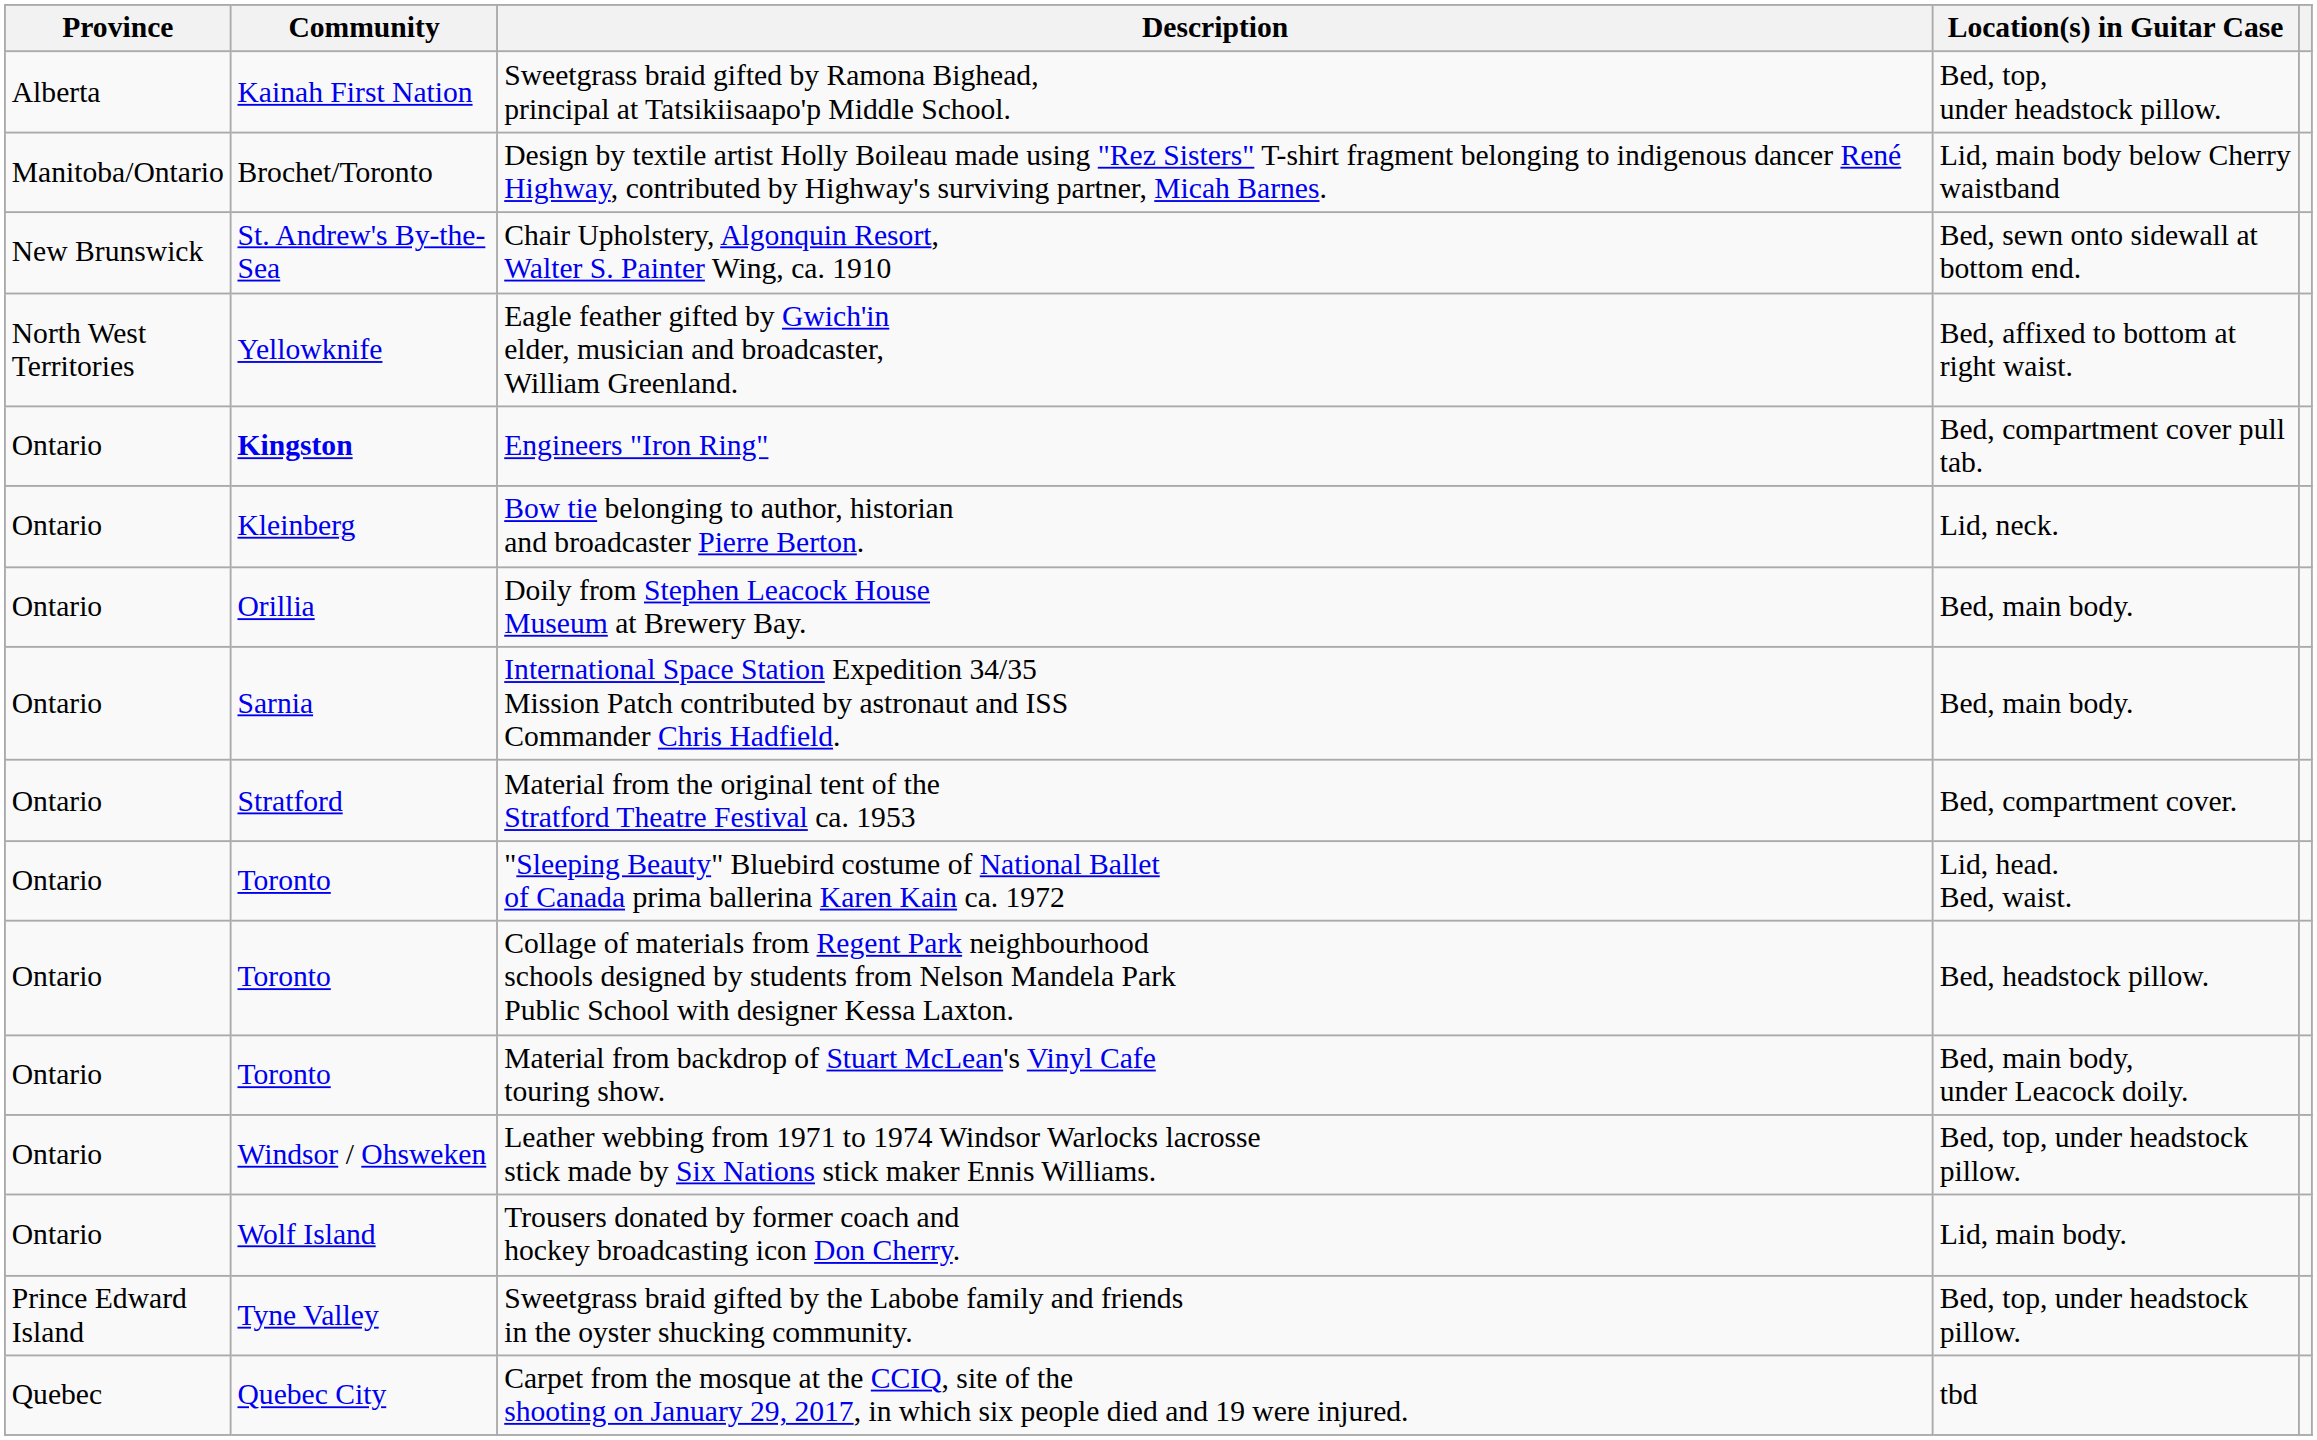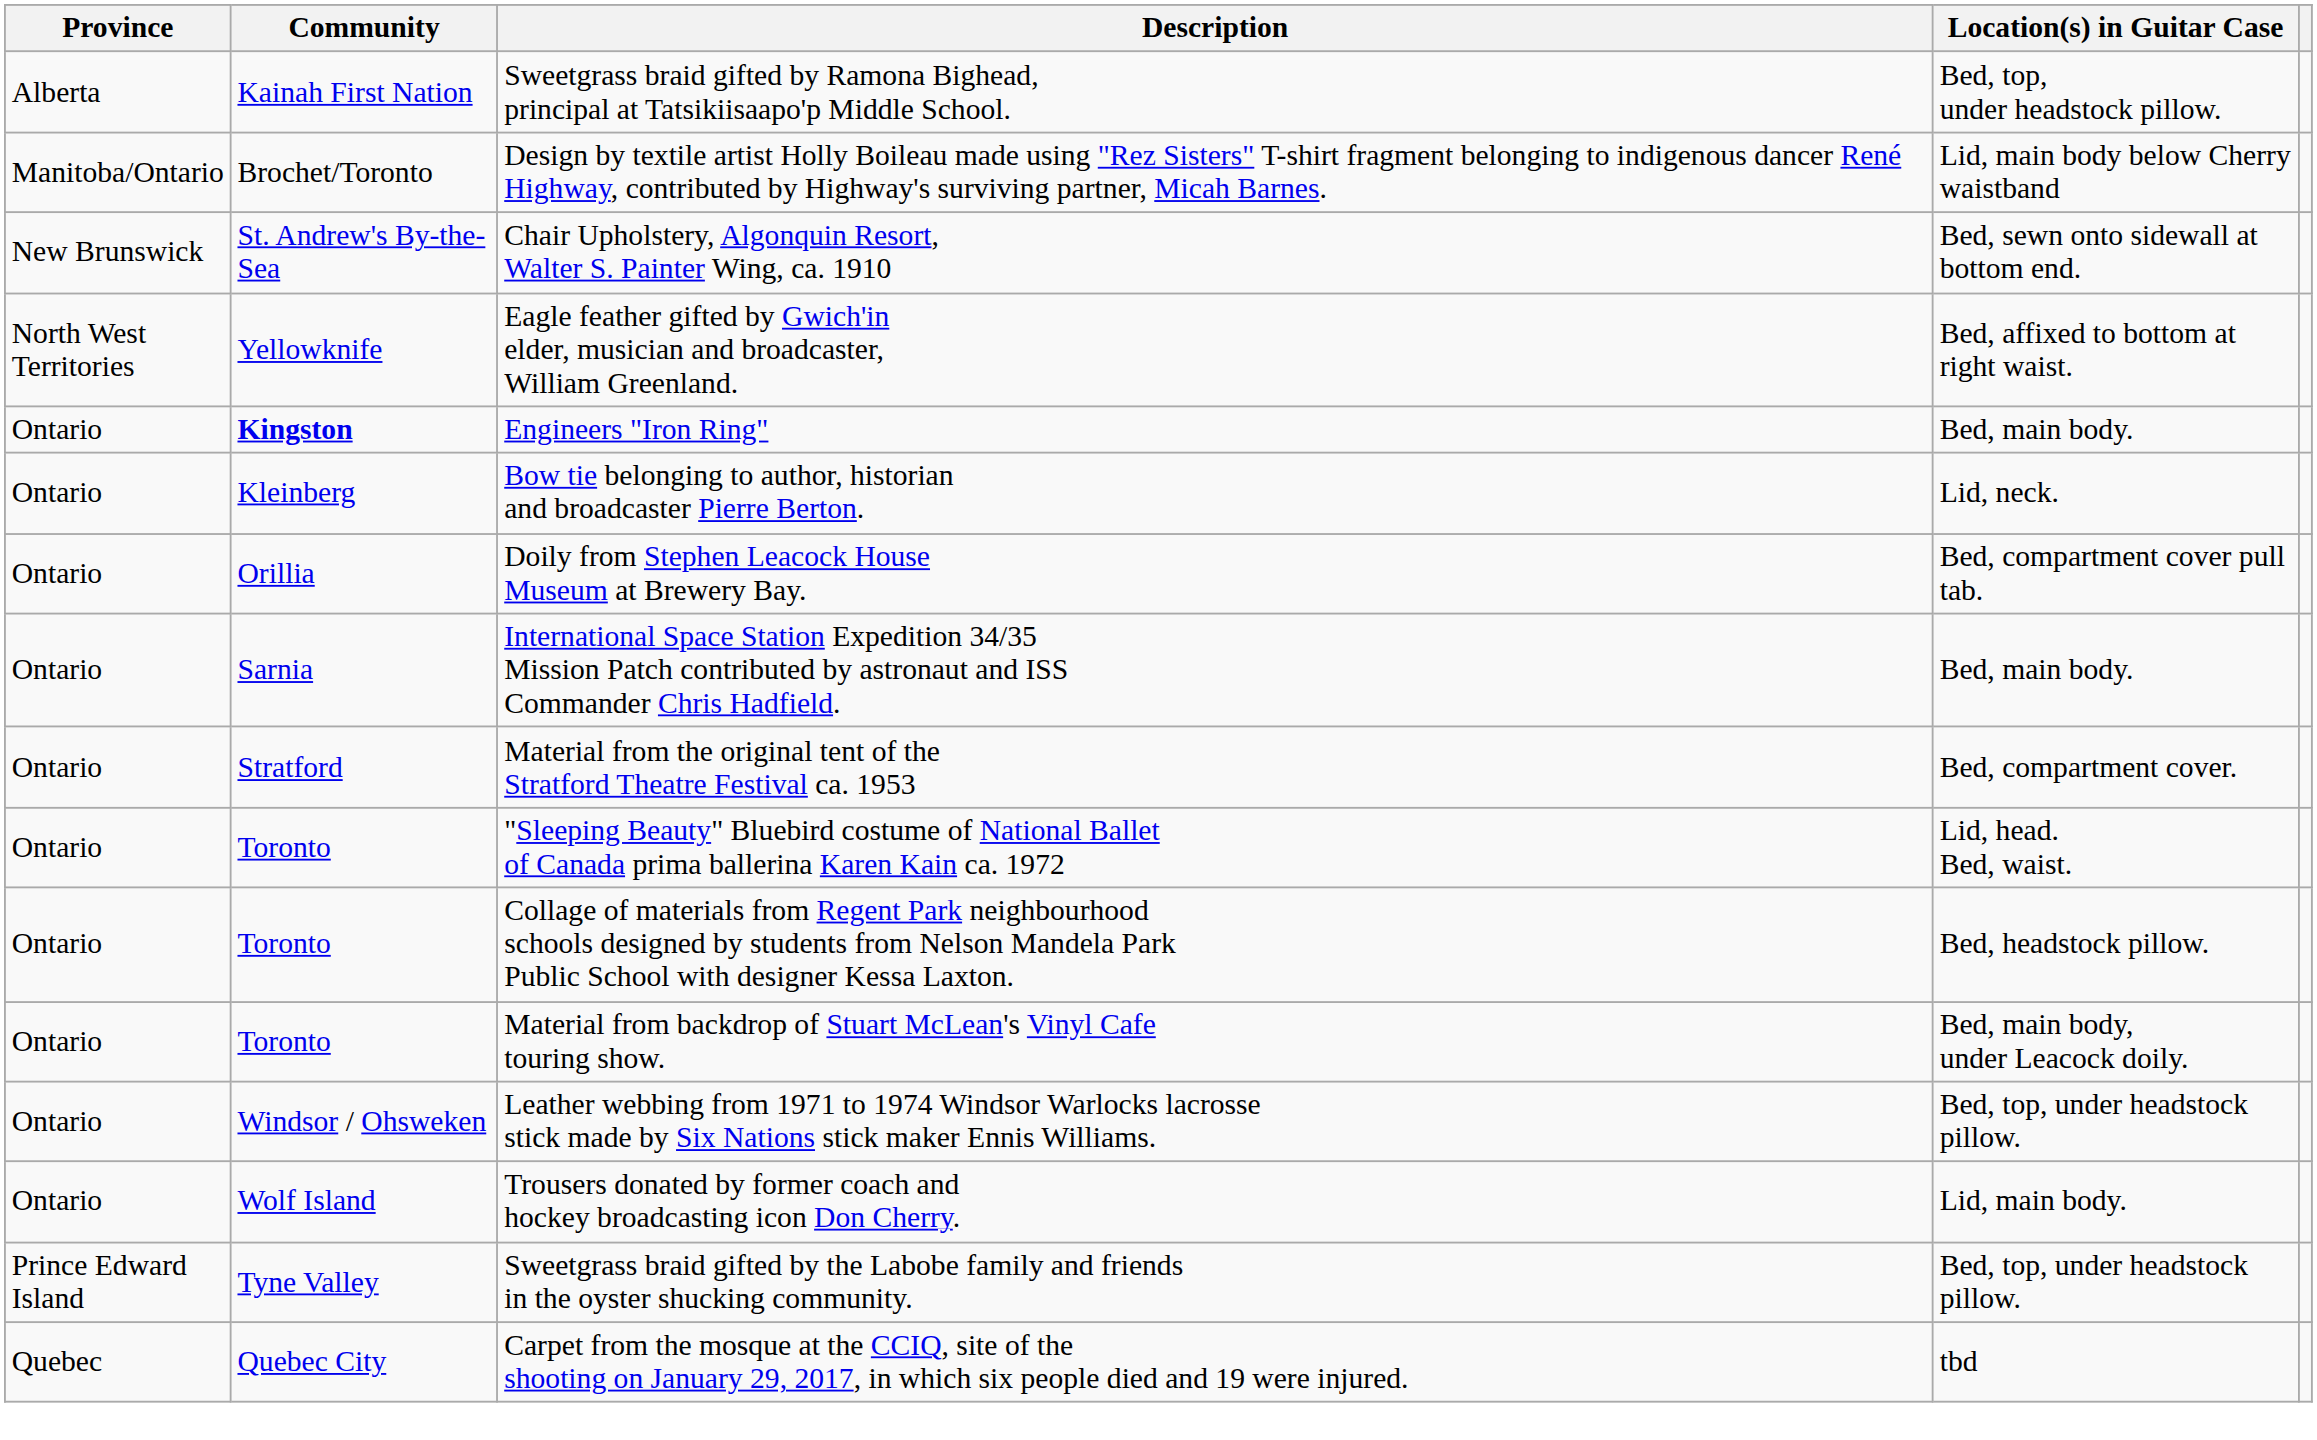(2112, 445) Bed, compartment cover pull tab. -> (2037, 429) Bed, main body.
(2037, 606) Bed, main body. -> (2112, 573) Bed, compartment cover pull tab.
